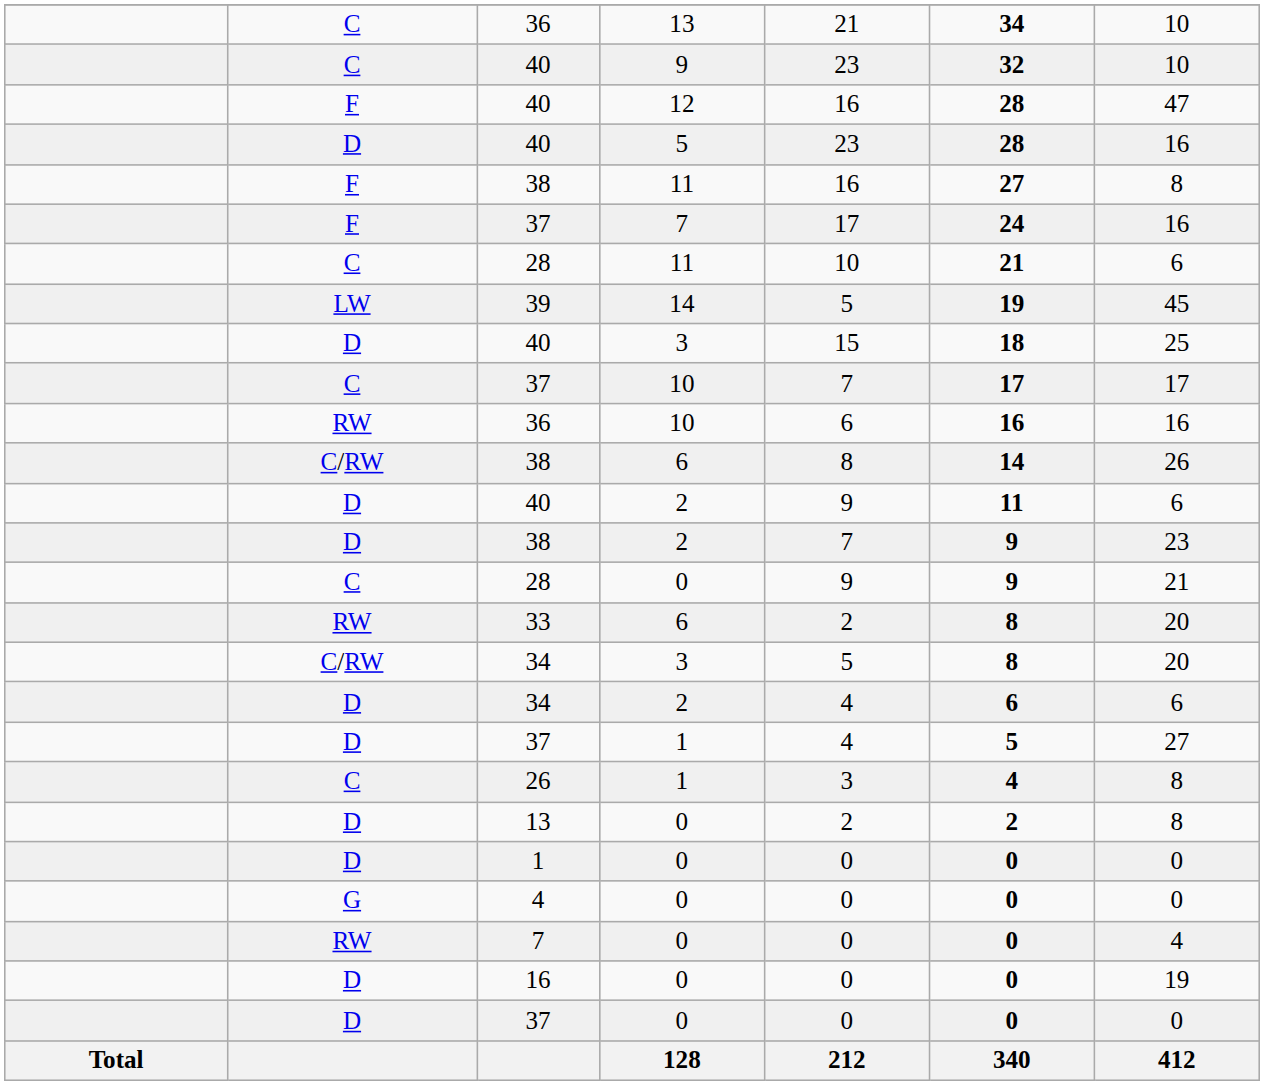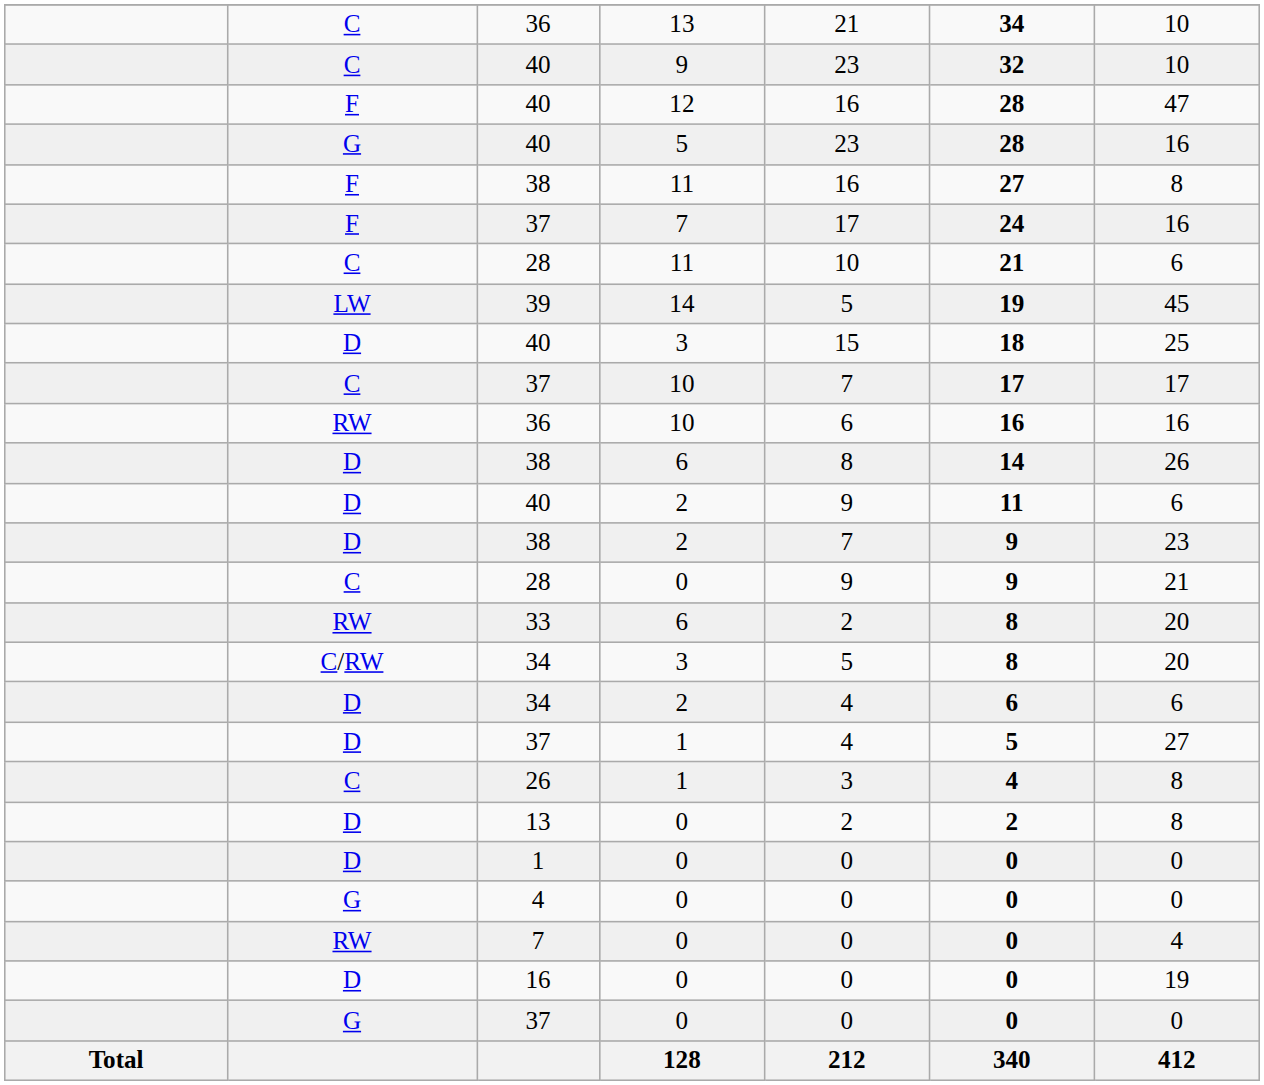(352, 143) D -> (352, 143) G
(352, 462) C/RW -> (352, 462) D
(352, 1020) D -> (352, 1020) G
